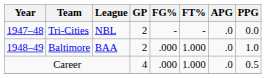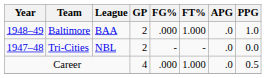rows swapped: (69, 30) <-> (69, 47)
